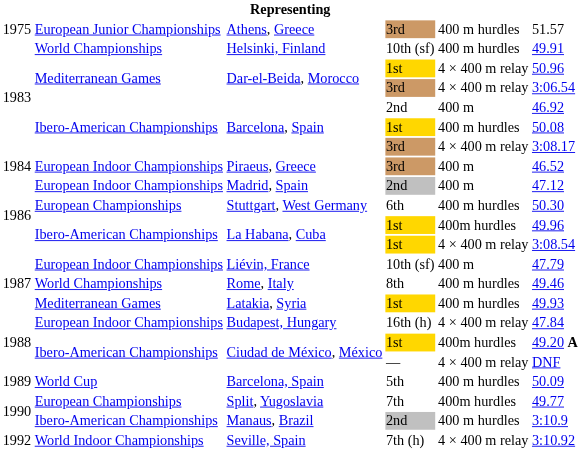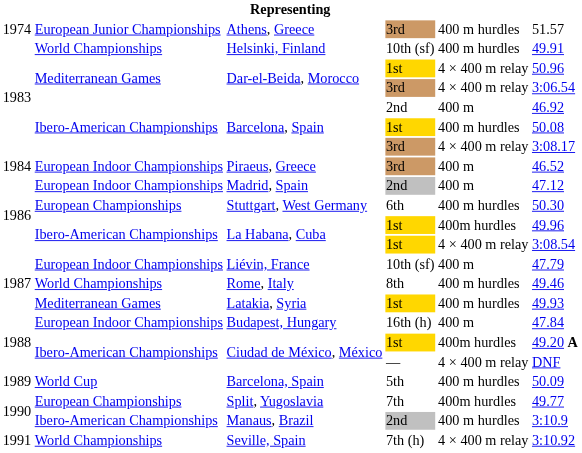(17, 29) 1975 -> (17, 29) 1974
(483, 323) 4 × 400 m relay -> (456, 323) 400 m
(17, 440) 1992 -> (17, 440) 1991
(119, 440) World Indoor Championships -> (98, 440) World Championships
